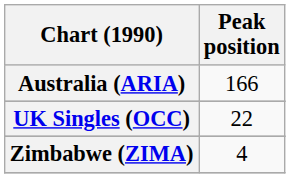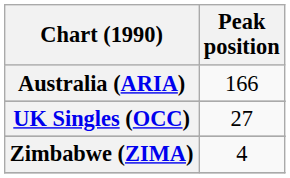(242, 118) 22 -> (242, 118) 27
